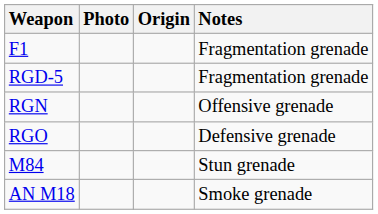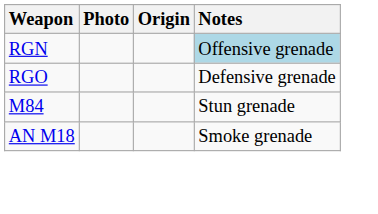- row: (19, 48)
- row: (36, 77)
(266, 106) no background -> (266, 48) lightblue background
